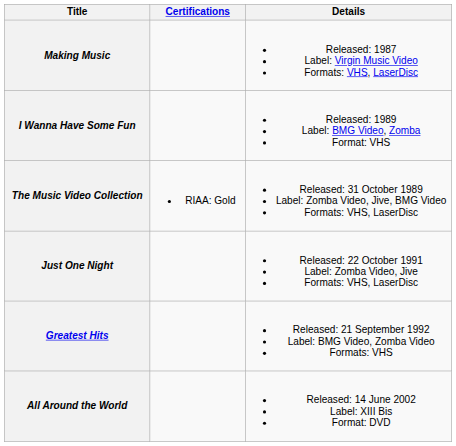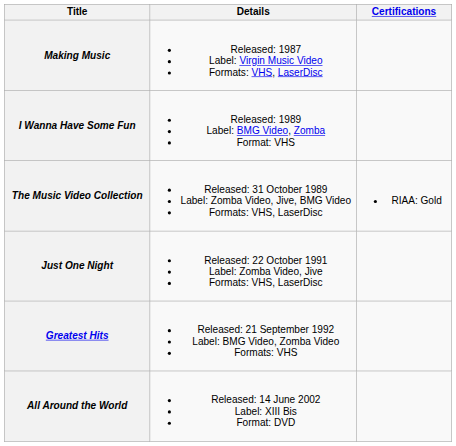columns swapped: (349, 12) <-> (198, 12)
